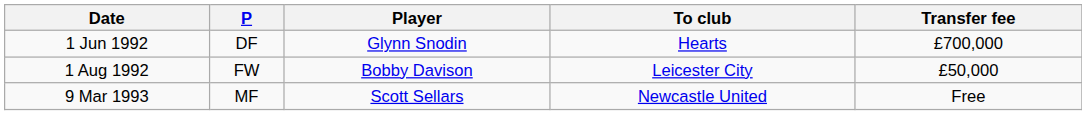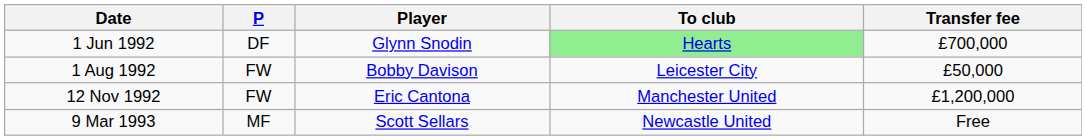(702, 43) no background -> (707, 43) lightgreen background
+ row: (114, 96)
